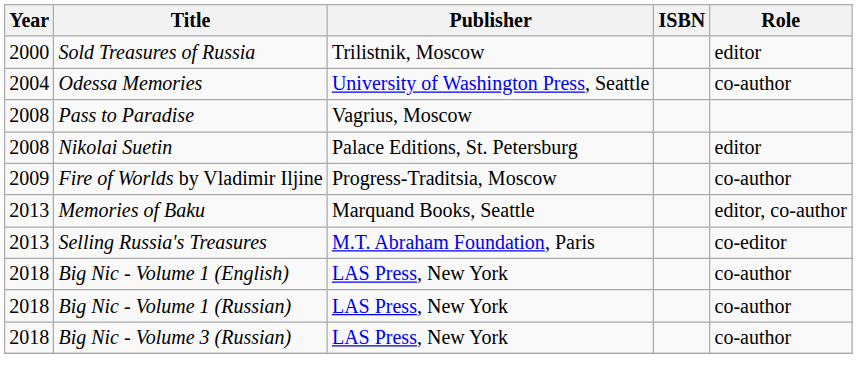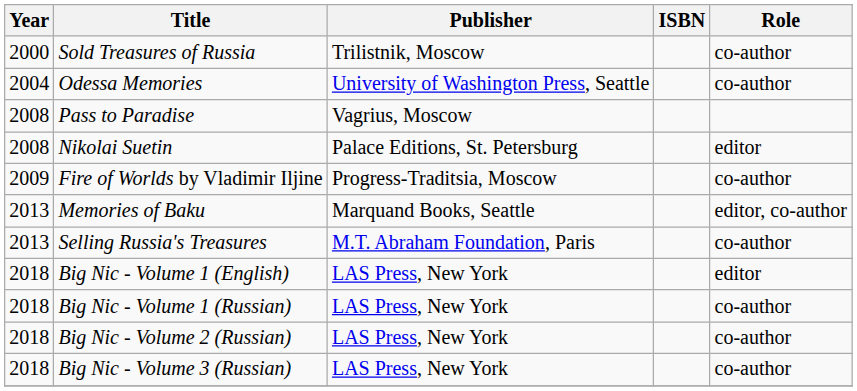(738, 52) editor -> (753, 52) co-author
(751, 242) co-editor -> (753, 242) co-author
(753, 274) co-author -> (738, 274) editor
+ row: (175, 337)
